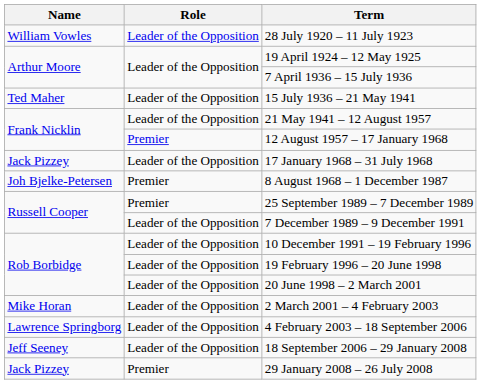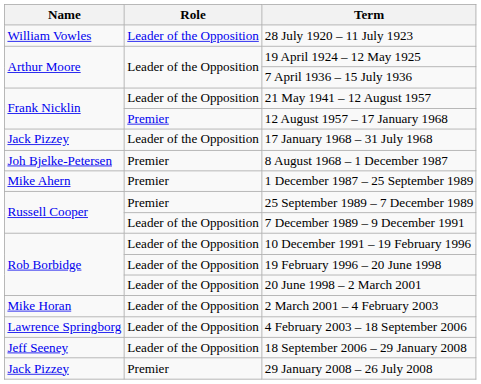- row: (340, 98)
+ row: (369, 181)
